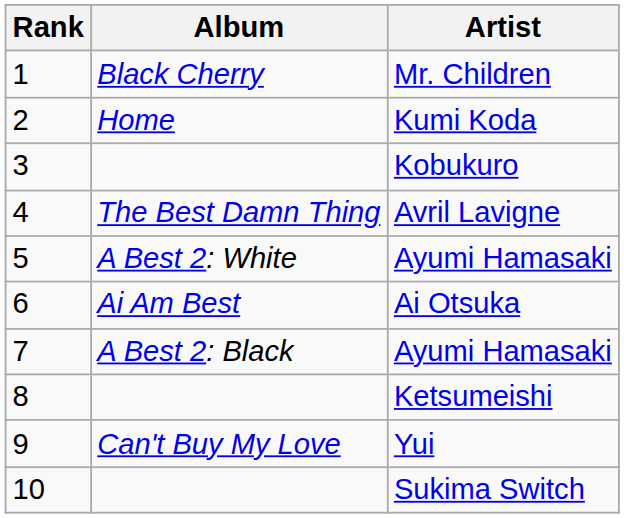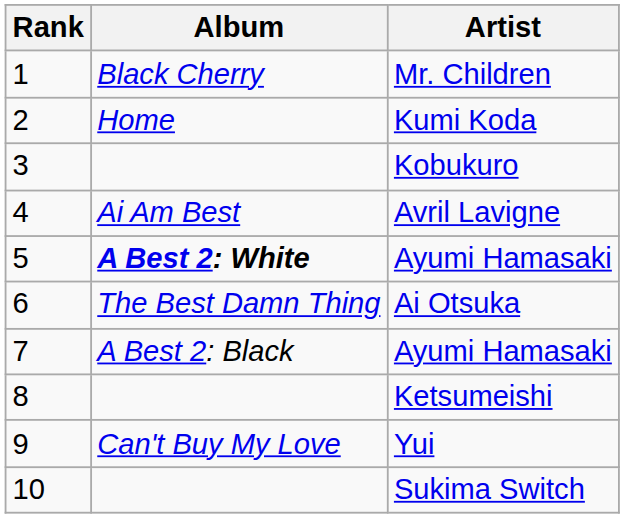(239, 212) The Best Damn Thing -> (169, 212) Ai Am Best
(197, 258) normal -> (204, 258) bold
(169, 304) Ai Am Best -> (239, 304) The Best Damn Thing
